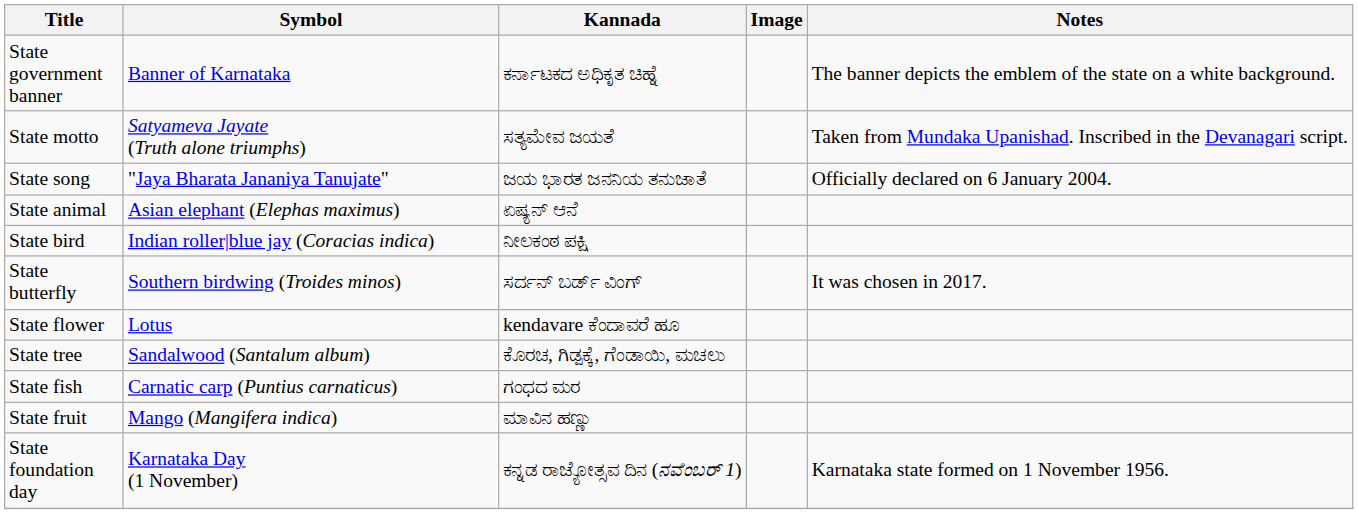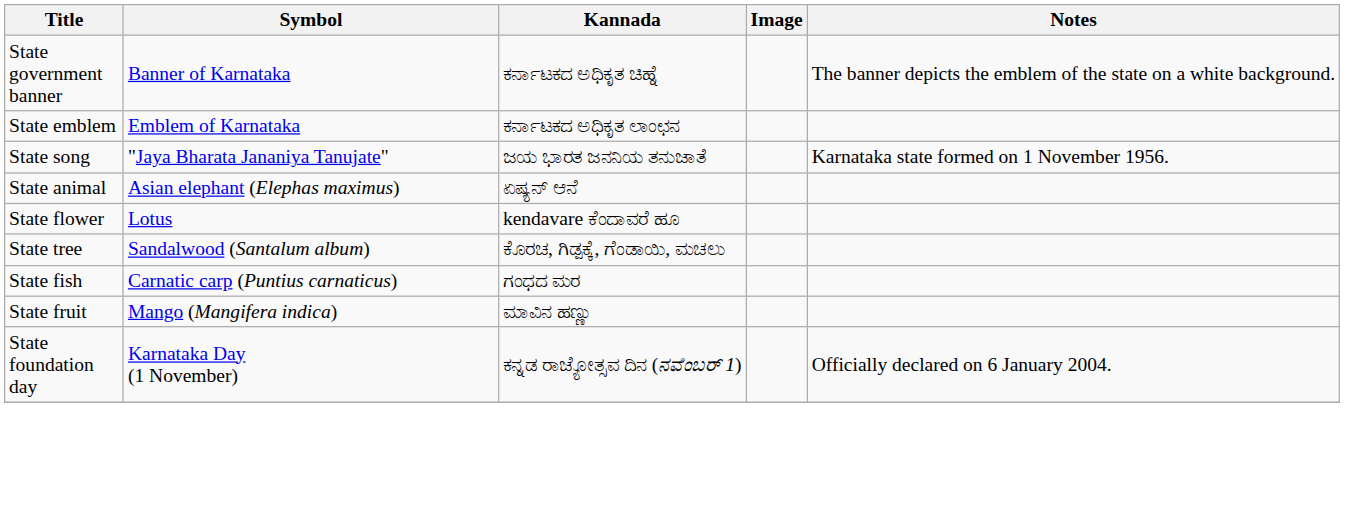+ row: (63, 125)
- row: (54, 136)
(962, 178) Officially declared on 6 January 2004. -> (990, 156) Karnataka state formed on 1 November 1956.
- row: (47, 240)
- row: (43, 282)
(990, 470) Karnataka state formed on 1 November 1956. -> (962, 364) Officially declared on 6 January 2004.
